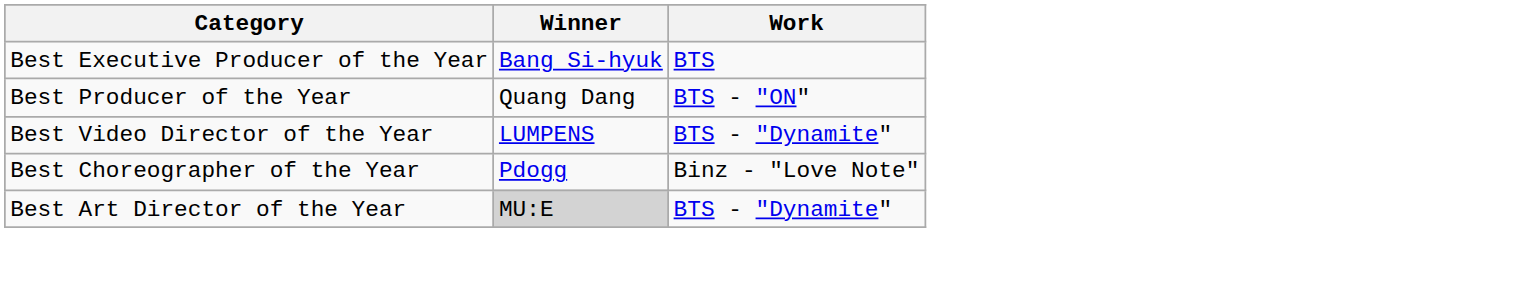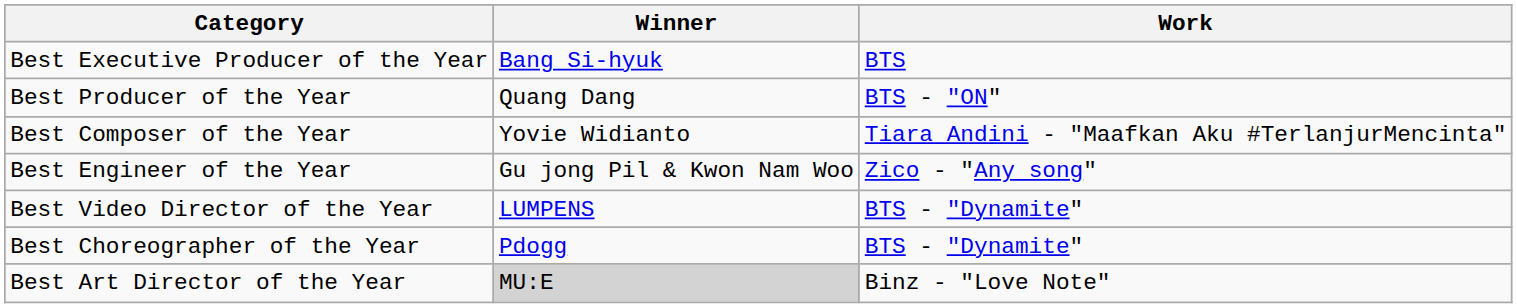+ row: (181, 135)
+ row: (181, 172)
(797, 172) Binz - "Love Note" -> (974, 246) BTS - "Dynamite"
(783, 209) BTS - "Dynamite" -> (988, 283) Binz - "Love Note"
